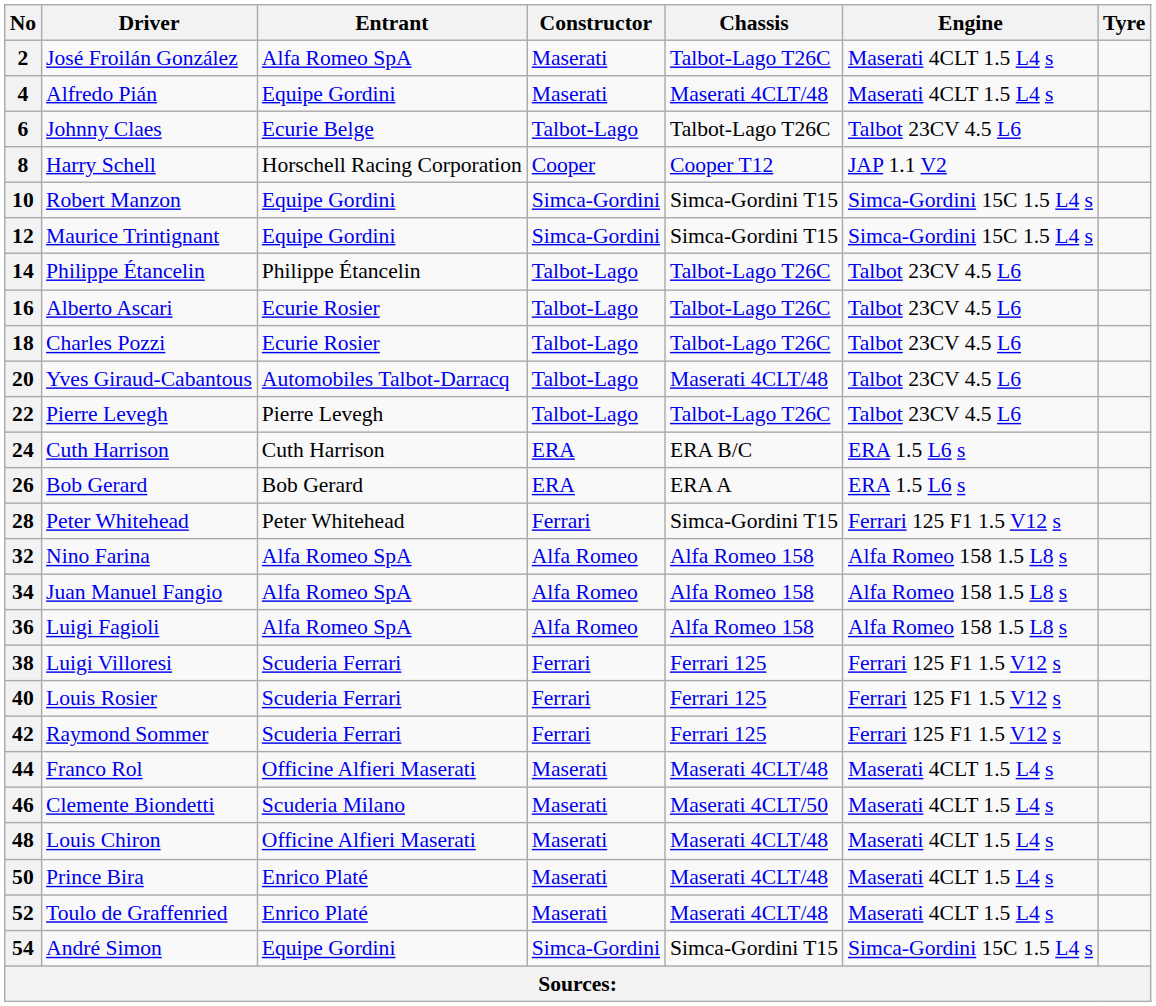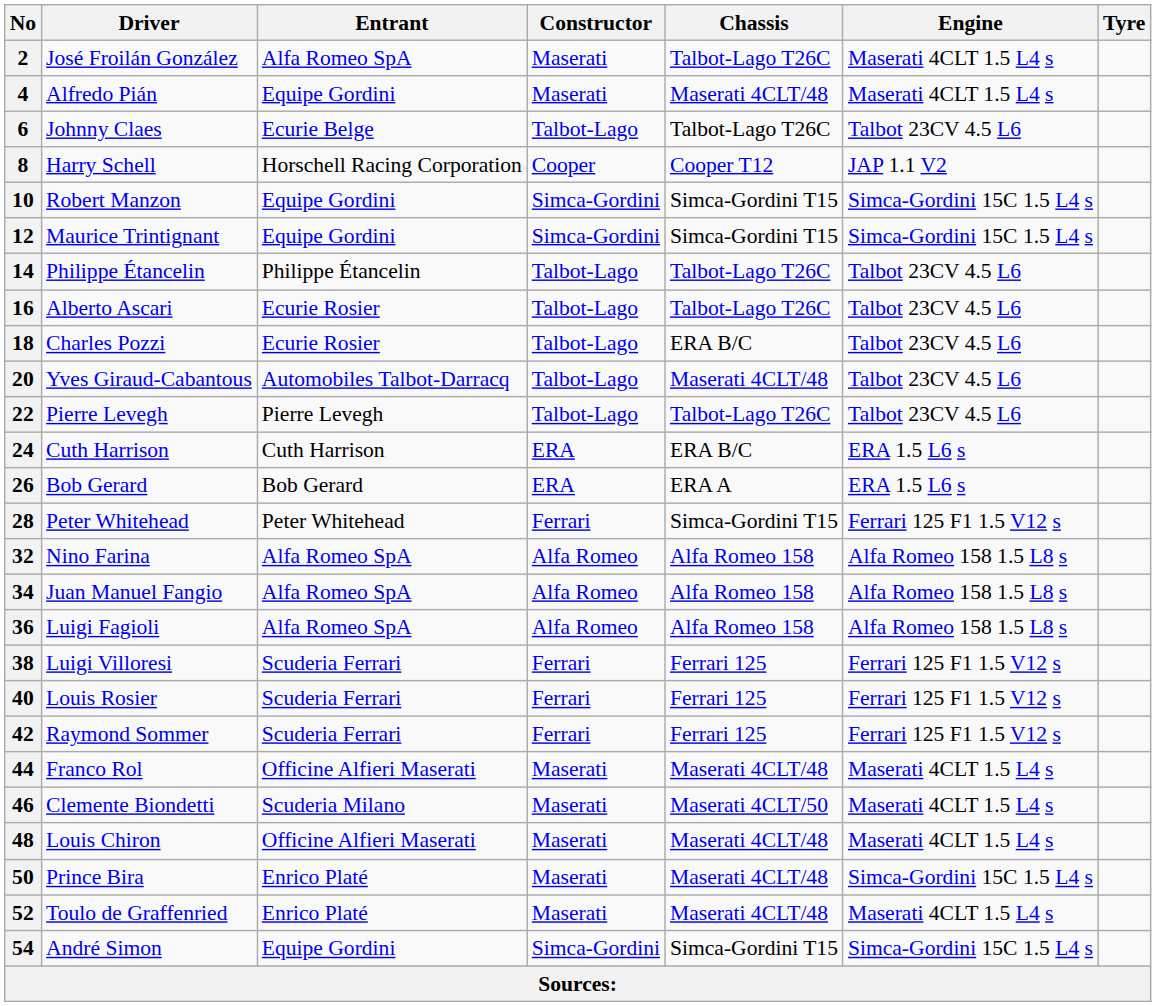(750, 342) Talbot-Lago T26C -> (711, 342) ERA B/C
(951, 876) Maserati 4CLT 1.5 L4 s -> (970, 876) Simca-Gordini 15C 1.5 L4 s
